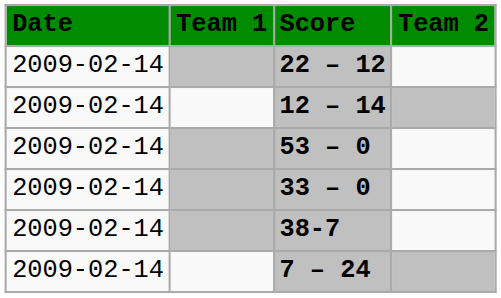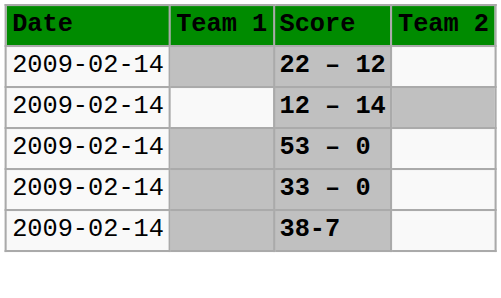- row: (325, 271)
